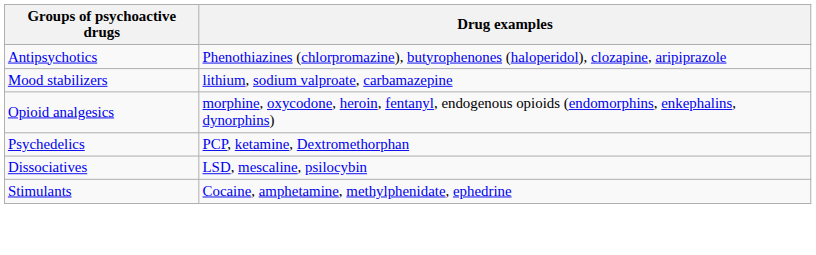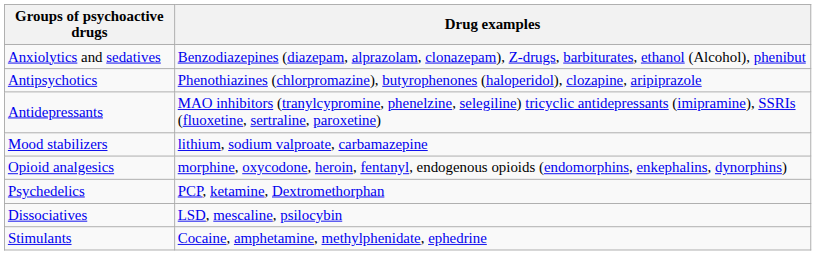+ row: (84, 56)
+ row: (55, 112)
